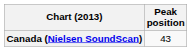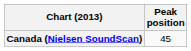(166, 38) 43 -> (166, 38) 45
